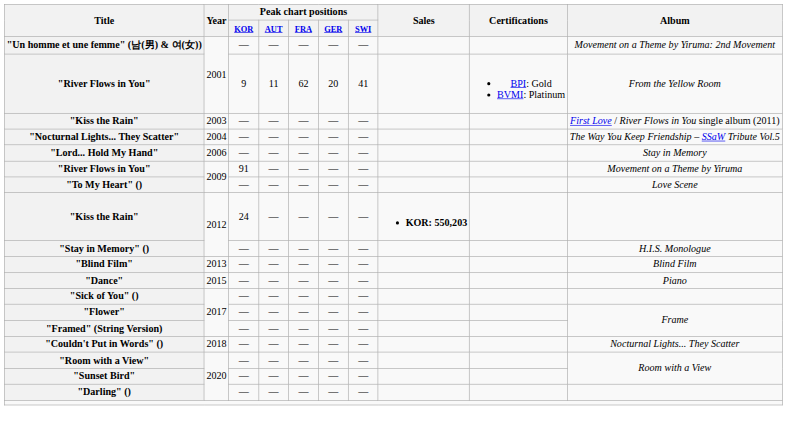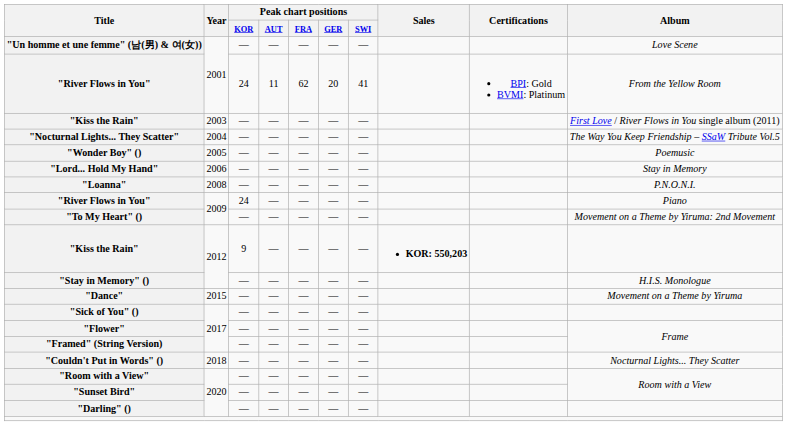(675, 45) Movement on a Theme by Yiruma: 2nd Movement -> (675, 45) Love Scene
(244, 83) 9 -> (244, 83) 24
+ row: (104, 153)
+ row: (104, 185)
(244, 169) 91 -> (244, 201) 24
(675, 169) Movement on a Theme by Yiruma -> (675, 201) Piano
(675, 185) Love Scene -> (675, 217) Movement on a Theme by Yiruma: 2nd Movement
(244, 216) 24 -> (244, 248) 9
- row: (104, 264)
(675, 280) Piano -> (675, 296) Movement on a Theme by Yiruma
